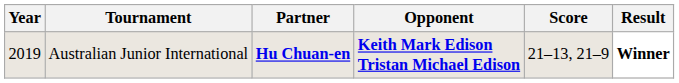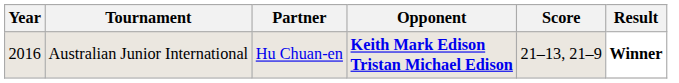(25, 54) 2019 -> (25, 54) 2016
(303, 54) bold -> (299, 54) normal
